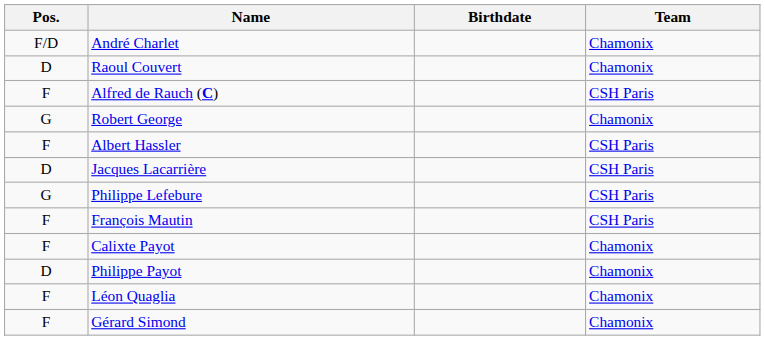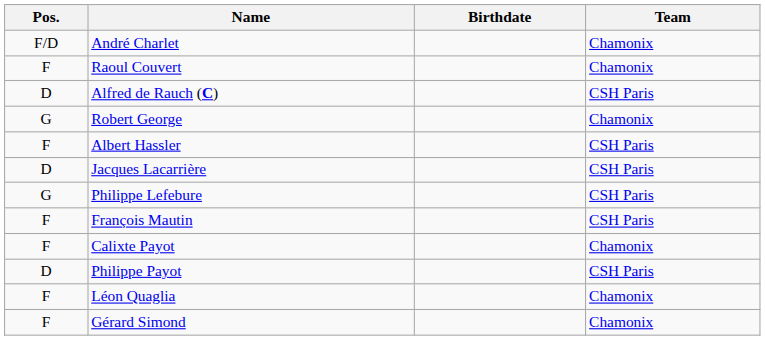(46, 68) D -> (46, 68) F
(46, 93) F -> (46, 93) D
(621, 271) Chamonix -> (621, 271) CSH Paris
